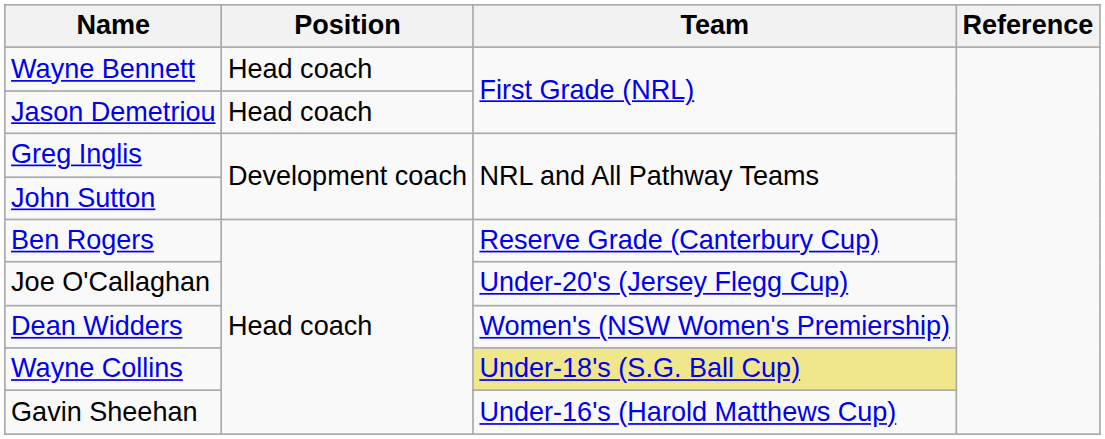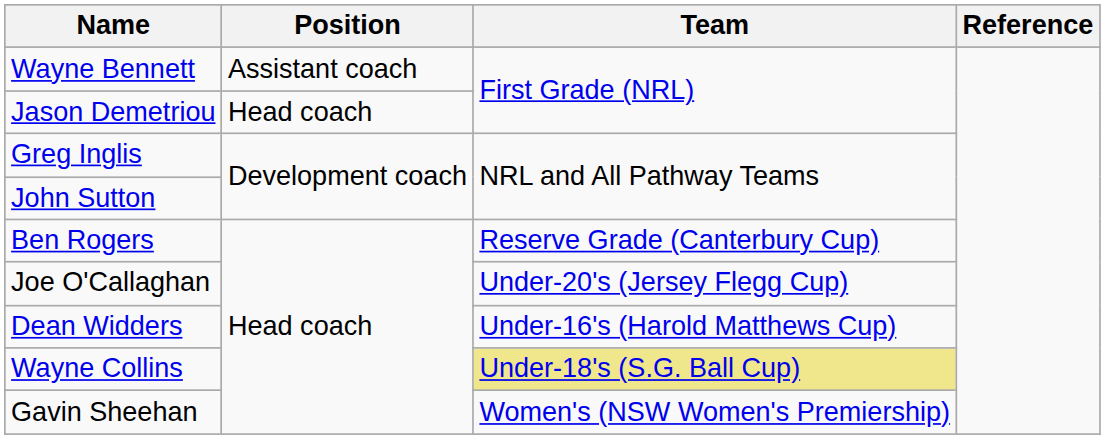(300, 68) Head coach -> (323, 68) Assistant coach
(715, 326) Women's (NSW Women's Premiership) -> (688, 326) Under-16's (Harold Matthews Cup)
(688, 411) Under-16's (Harold Matthews Cup) -> (715, 411) Women's (NSW Women's Premiership)
